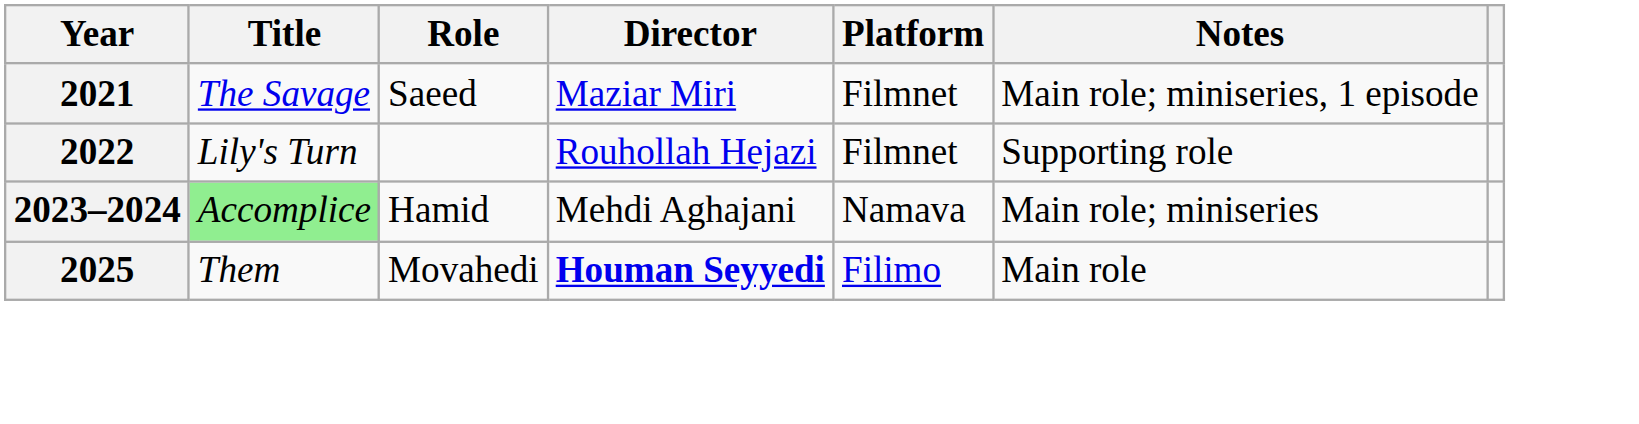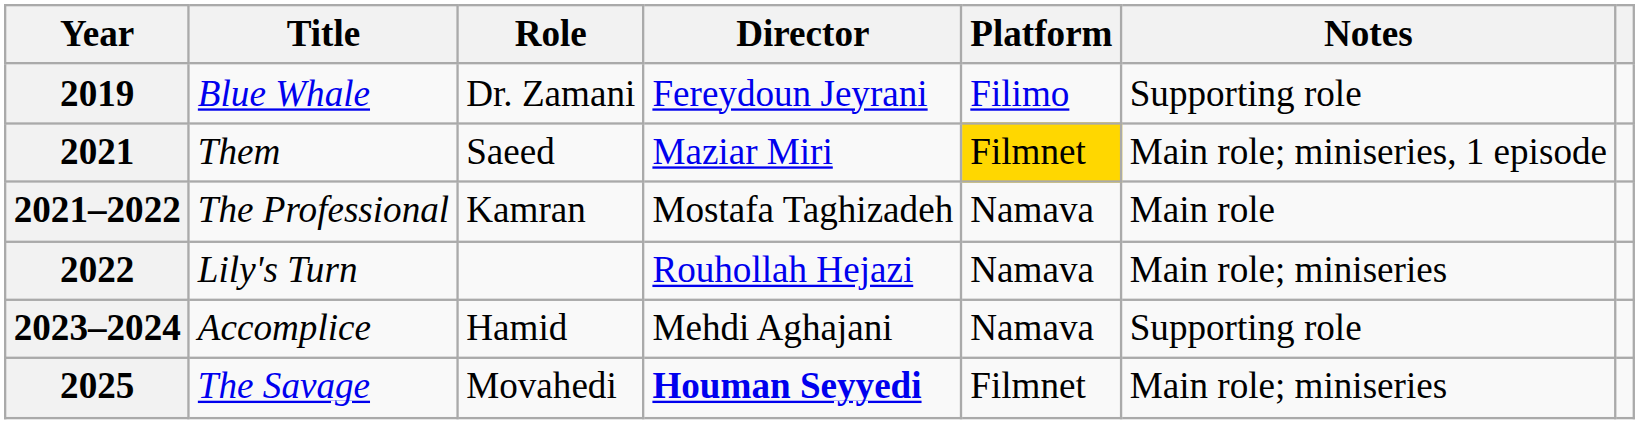+ row: (97, 92)
(284, 92) The Savage -> (239, 151) Them
(900, 92) no background -> (1028, 151) gold background
+ row: (97, 210)
(900, 151) Filmnet -> (1032, 269) Namava
(1117, 151) Supporting role -> (1288, 269) Main role; miniseries
(284, 210) lightgreen background -> (284, 328) no background
(1160, 210) Main role; miniseries -> (1246, 328) Supporting role
(239, 269) Them -> (284, 387) The Savage
(892, 269) Filimo -> (1028, 387) Filmnet
(1074, 269) Main role -> (1288, 387) Main role; miniseries
